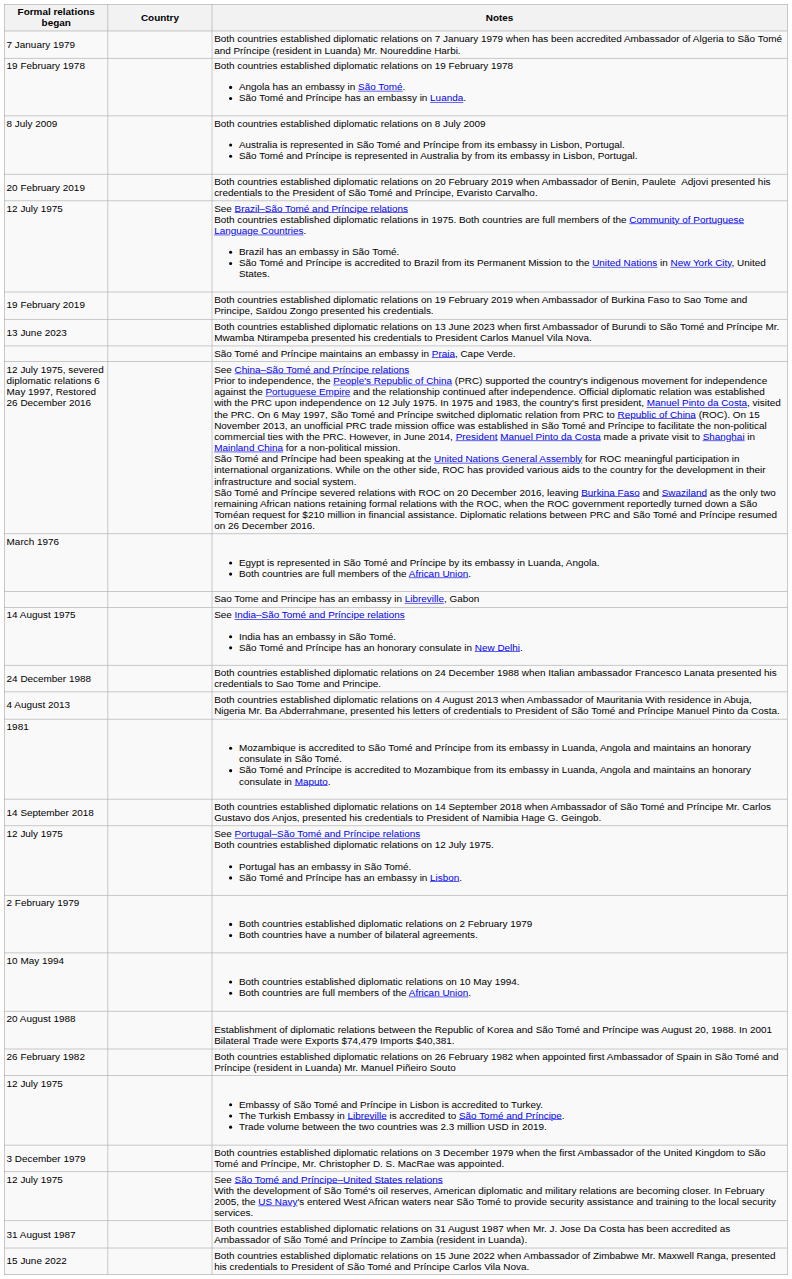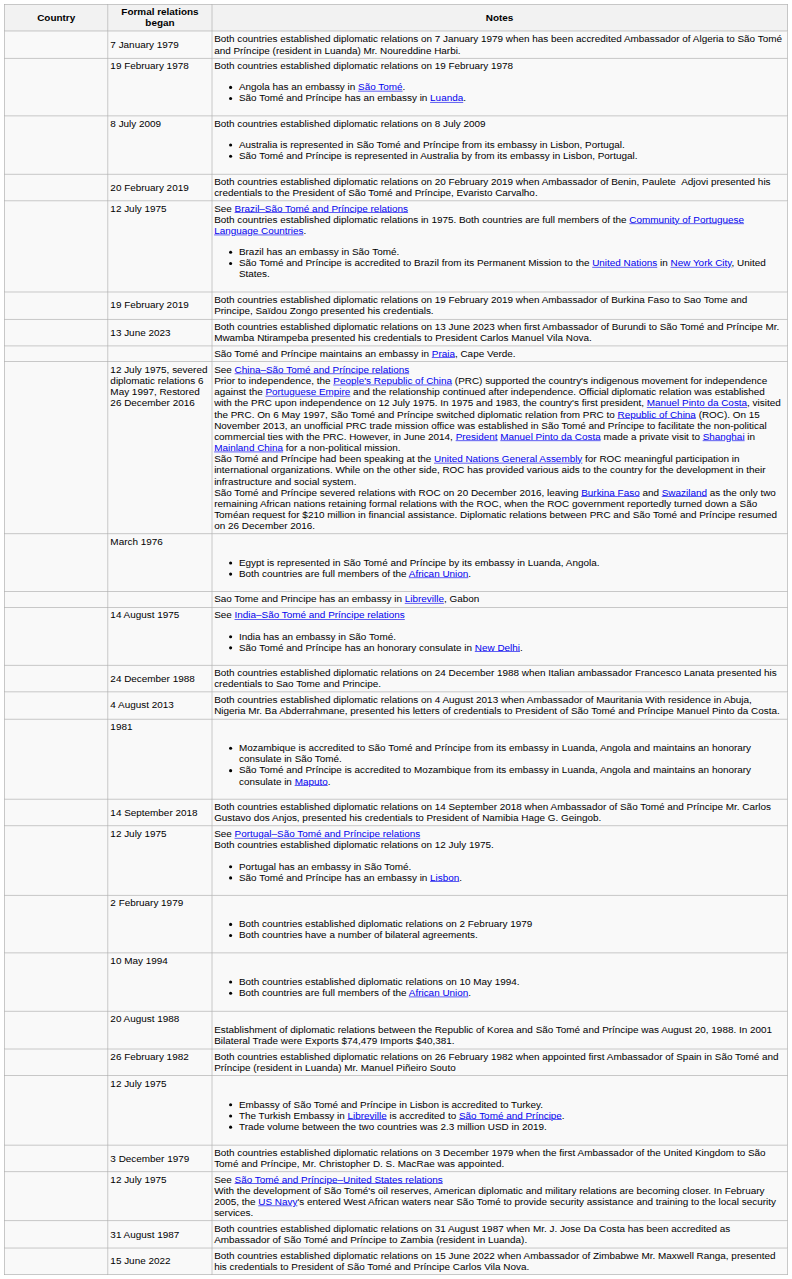columns swapped: (160, 17) <-> (56, 17)
